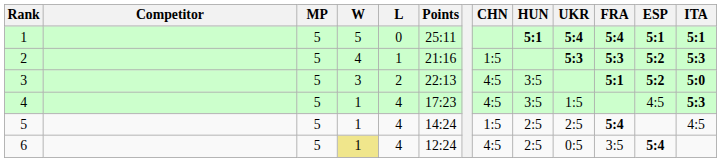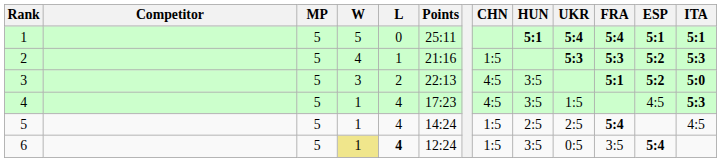(399, 146) normal -> (399, 146) bold
(492, 146) 4:5 -> (492, 146) 1:5
(533, 146) 2:5 -> (533, 146) 3:5
